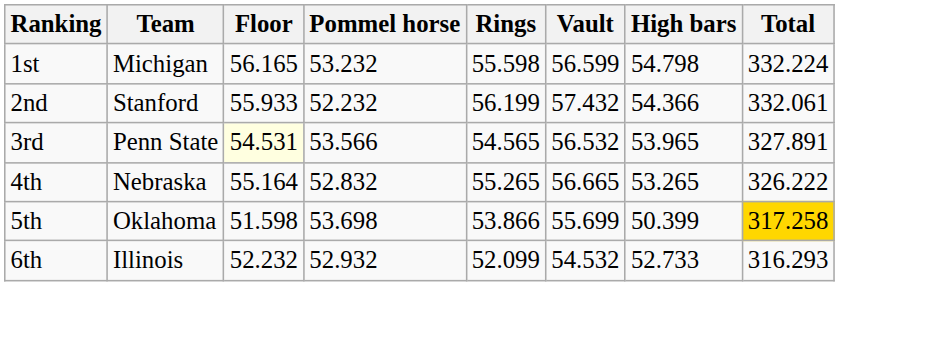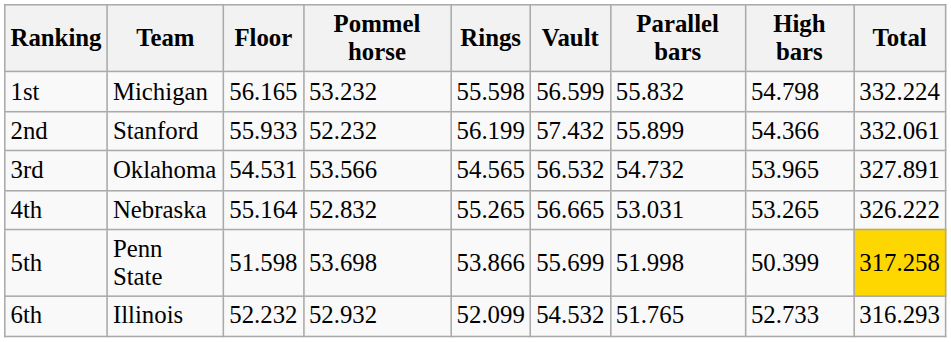+ column: (678, 38)
(166, 142) Penn State -> (165, 170) Oklahoma
(264, 142) lightyellow background -> (263, 170) no background
(165, 220) Oklahoma -> (138, 262) Penn State
